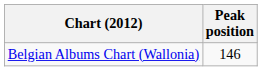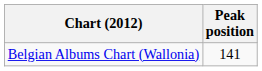(230, 54) 146 -> (230, 54) 141
